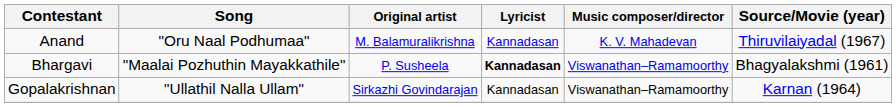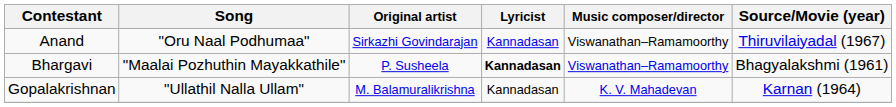(415, 42) M. Balamuralikrishna -> (415, 42) Sirkazhi Govindarajan
(648, 42) K. V. Mahadevan -> (648, 42) Viswanathan–Ramamoorthy
(415, 90) Sirkazhi Govindarajan -> (415, 90) M. Balamuralikrishna
(648, 90) Viswanathan–Ramamoorthy -> (648, 90) K. V. Mahadevan
